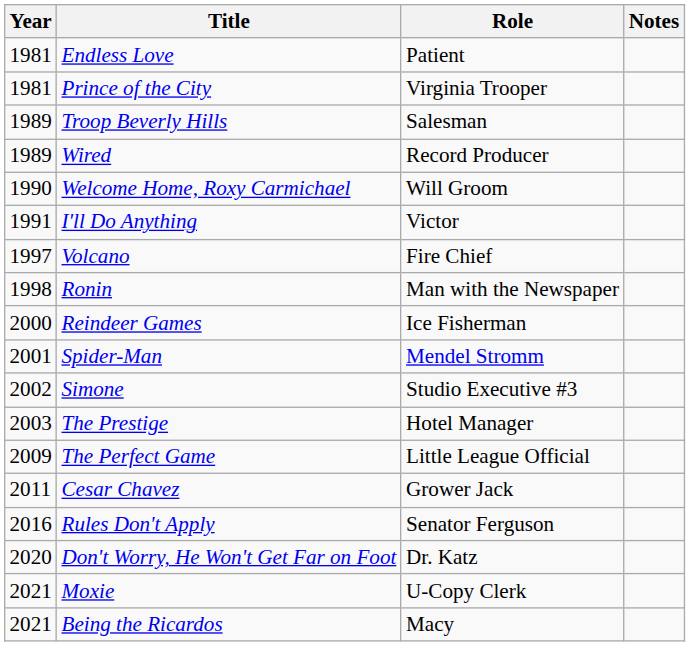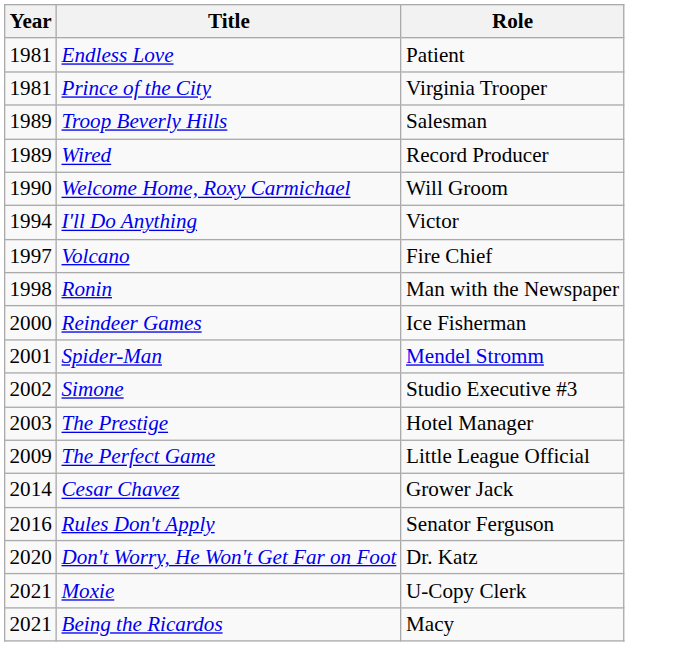- column: (654, 21)
(31, 222) 1991 -> (31, 222) 1994
(30, 490) 2011 -> (31, 490) 2014
